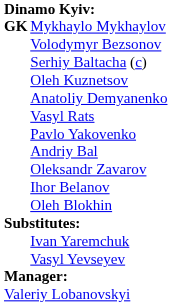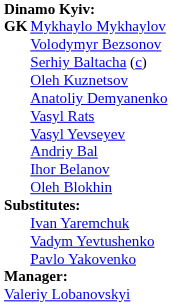rows swapped: (83, 133) <-> (78, 258)
- row: (88, 169)
+ row: (92, 240)
